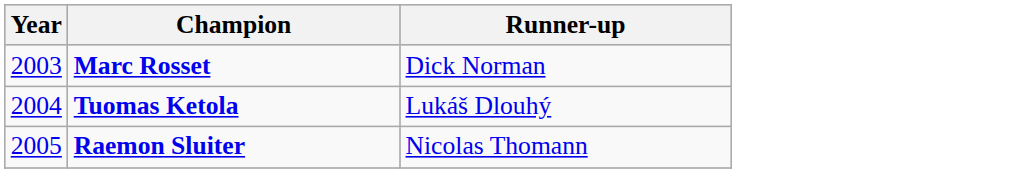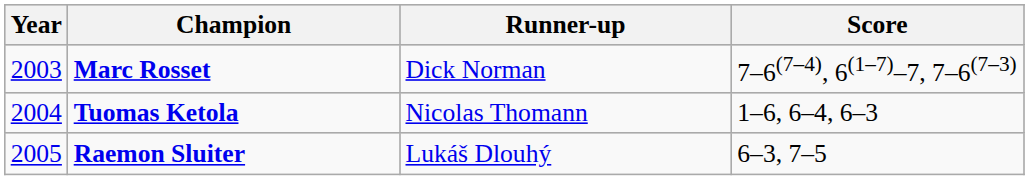+ column: (877, 24)
(478, 106) Lukáš Dlouhý -> (497, 112) Nicolas Thomann
(497, 146) Nicolas Thomann -> (478, 153) Lukáš Dlouhý
